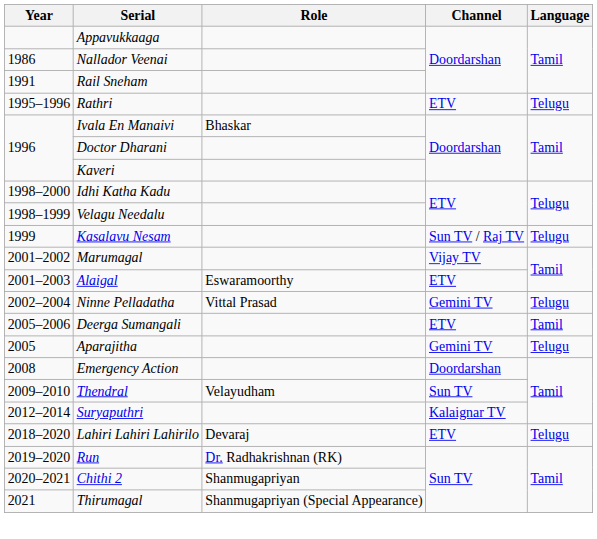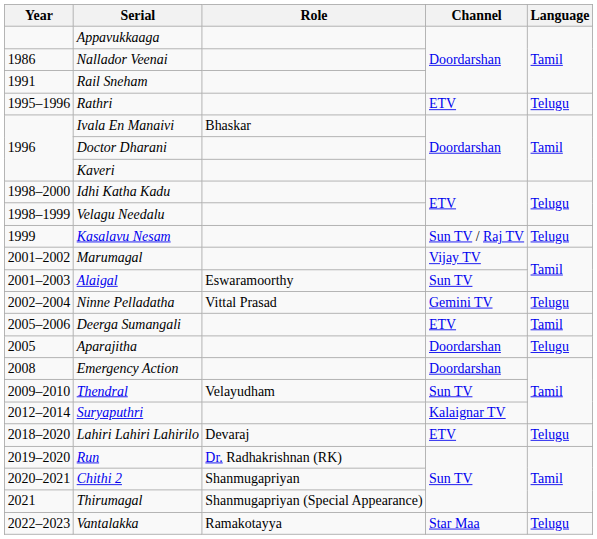(443, 280) ETV -> (451, 280) Sun TV
(461, 346) Gemini TV -> (465, 346) Doordarshan
+ row: (108, 523)
